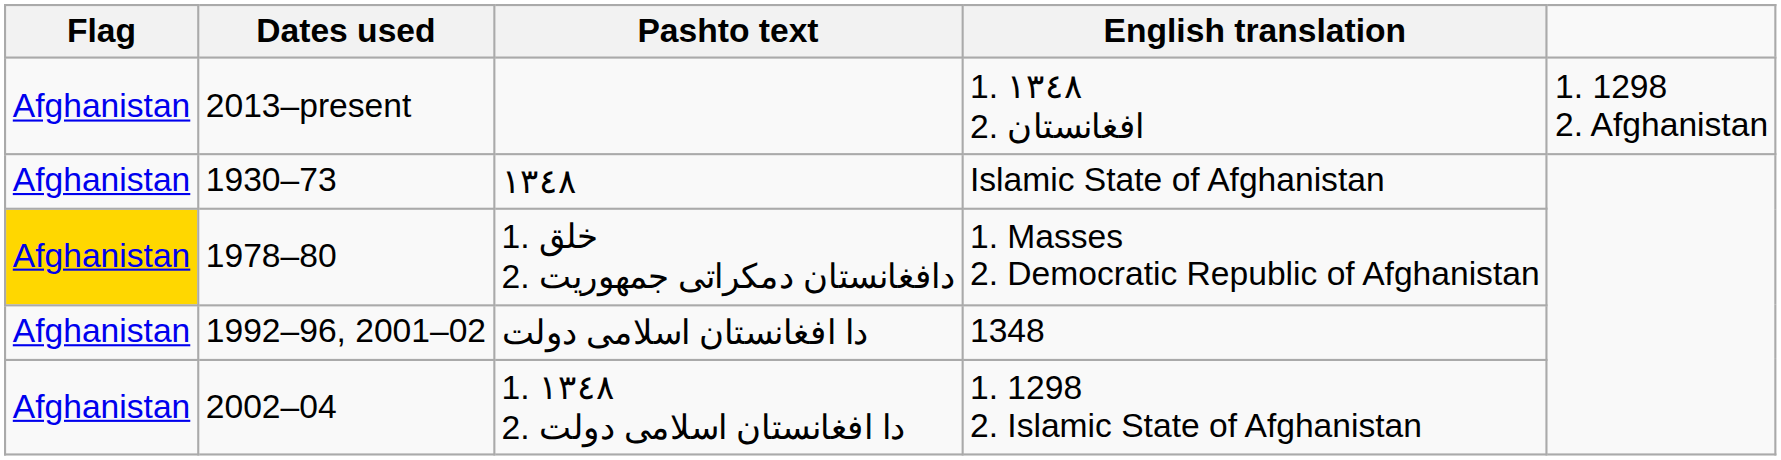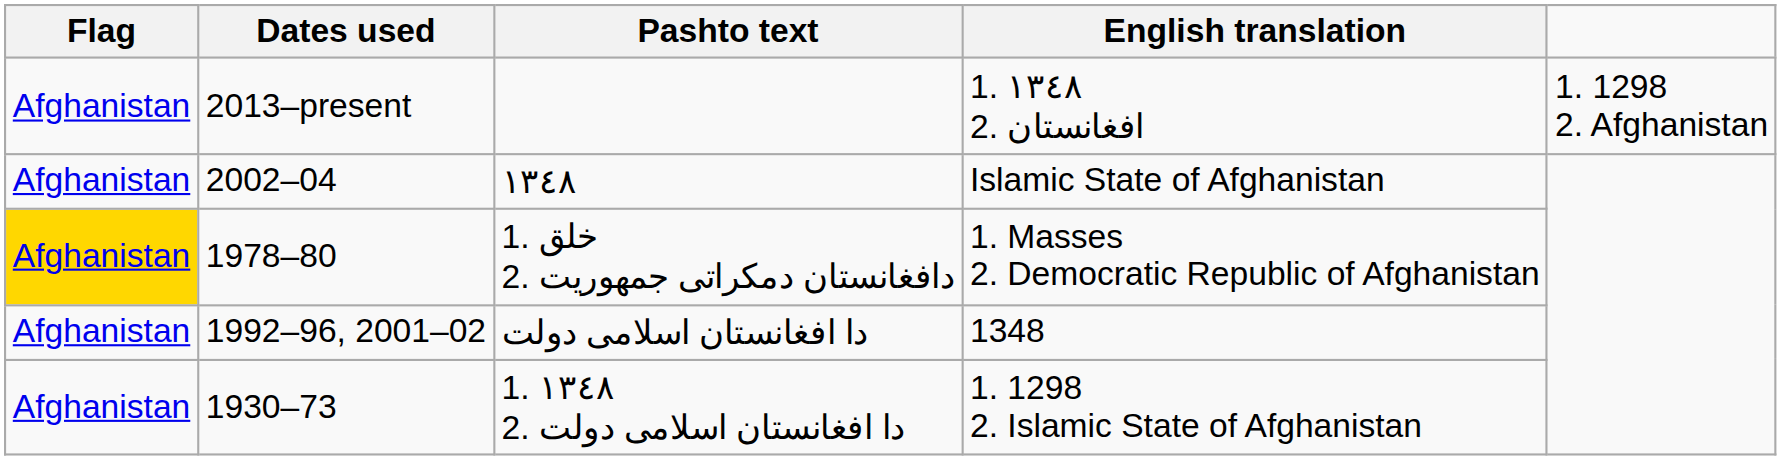(271, 180) 1930–73 -> (271, 180) 2002–04
(271, 406) 2002–04 -> (271, 406) 1930–73
